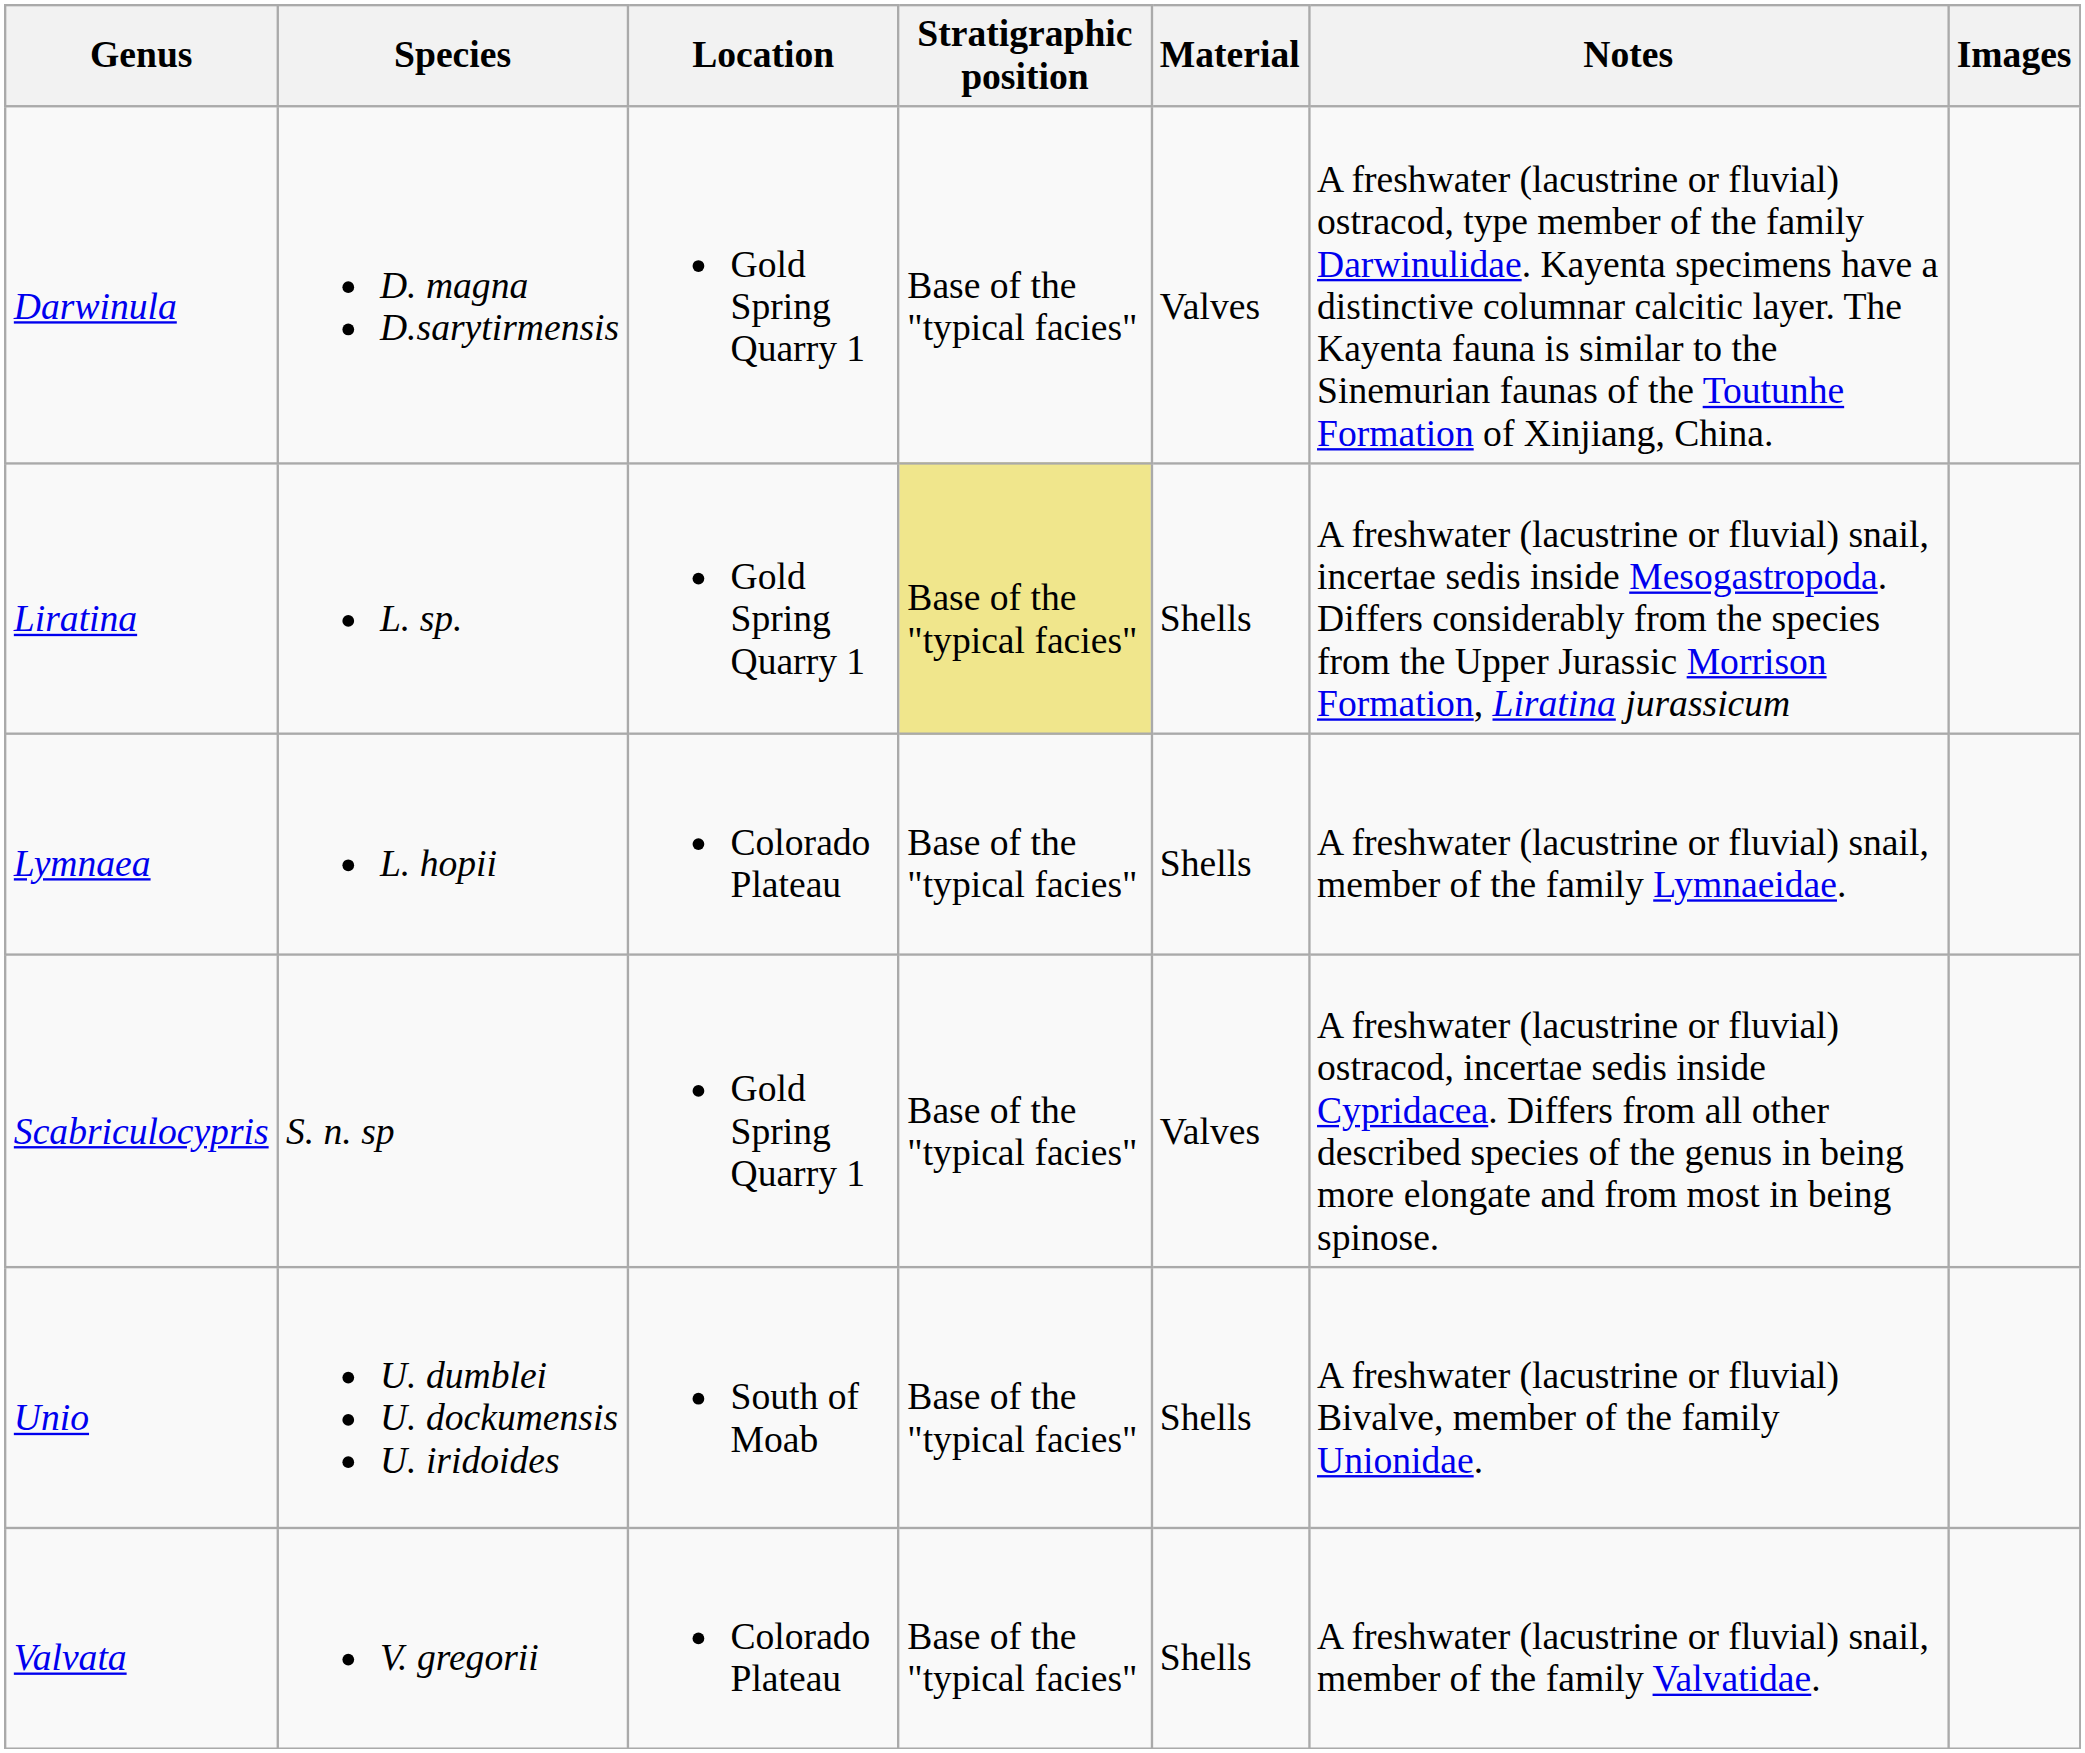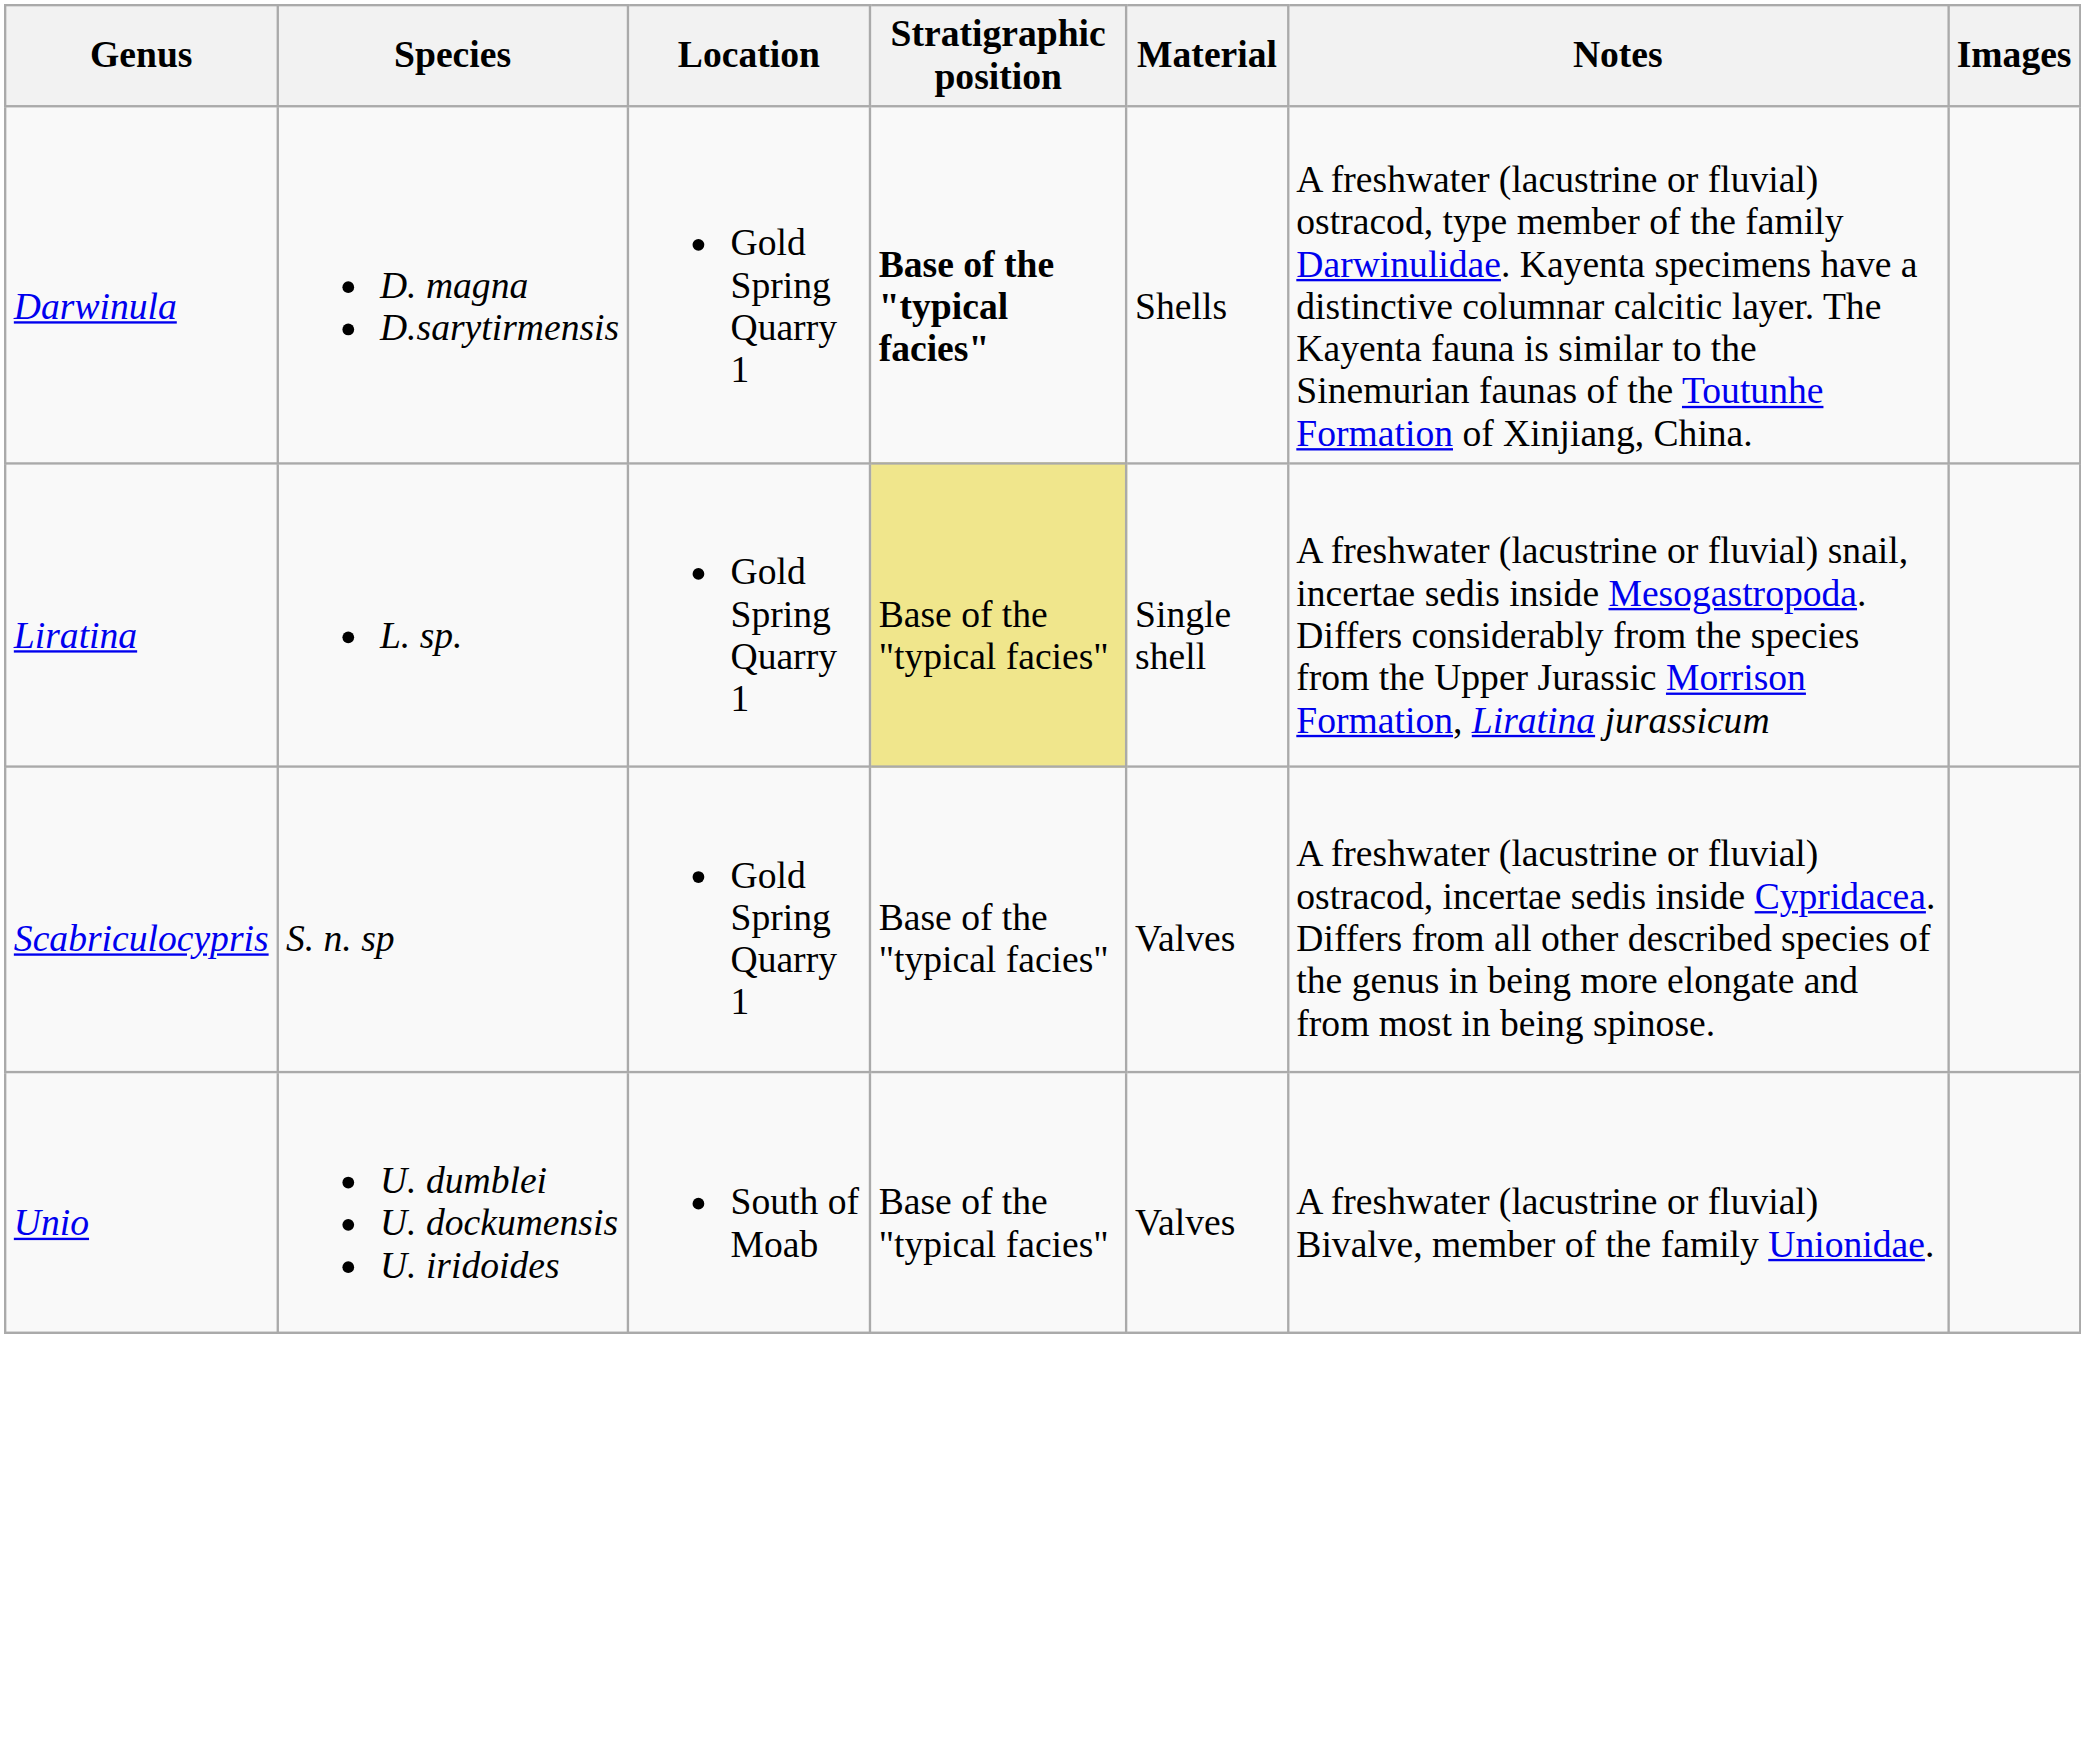(1022, 305) normal -> (966, 305) bold
(1210, 305) Valves -> (1181, 305) Shells
(1206, 618) Shells -> (1183, 635) Single shell
- row: (82, 864)
(1206, 1418) Shells -> (1185, 1222) Valves
- row: (70, 1658)
